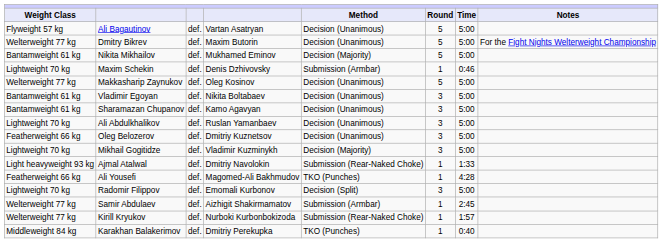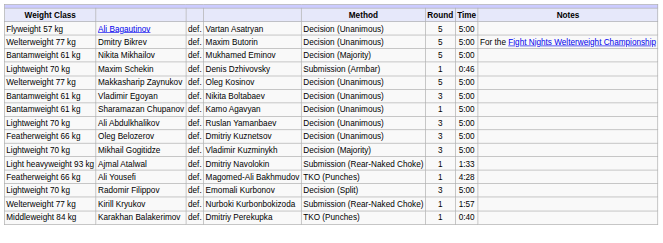(440, 109) 3 -> (440, 109) 1
- row: (127, 204)
